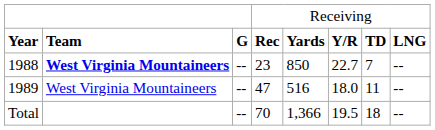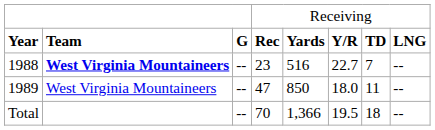(298, 64) 850 -> (298, 64) 516
(298, 88) 516 -> (298, 88) 850
